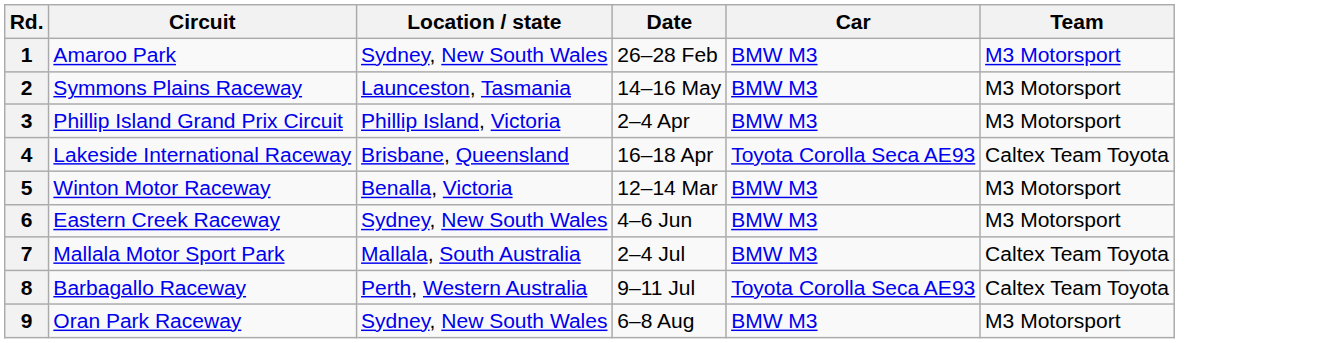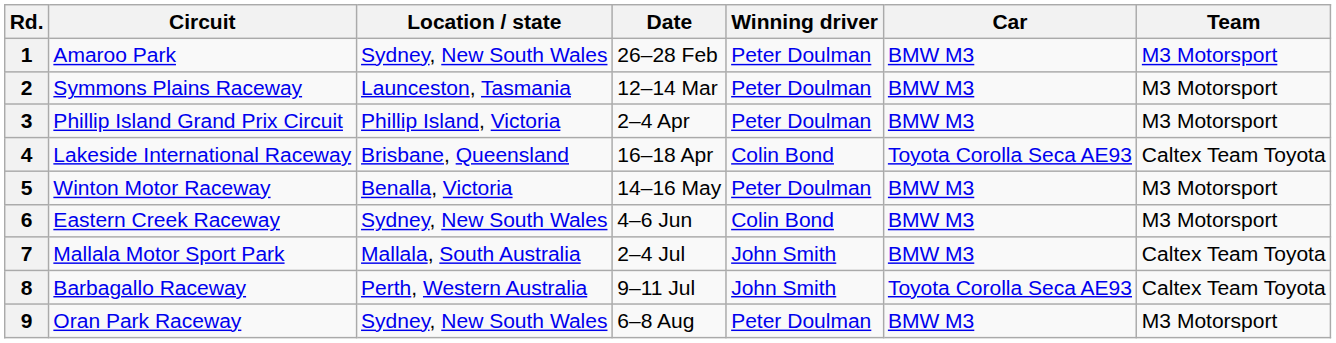+ column: (805, 22)
(669, 88) 14–16 May -> (668, 88) 12–14 Mar
(668, 188) 12–14 Mar -> (669, 188) 14–16 May
